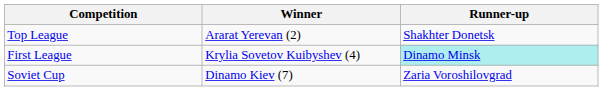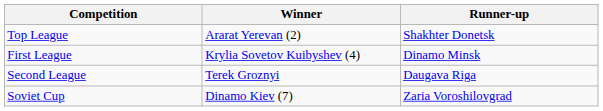(442, 55) paleturquoise background -> (442, 55) no background
+ row: (47, 75)
